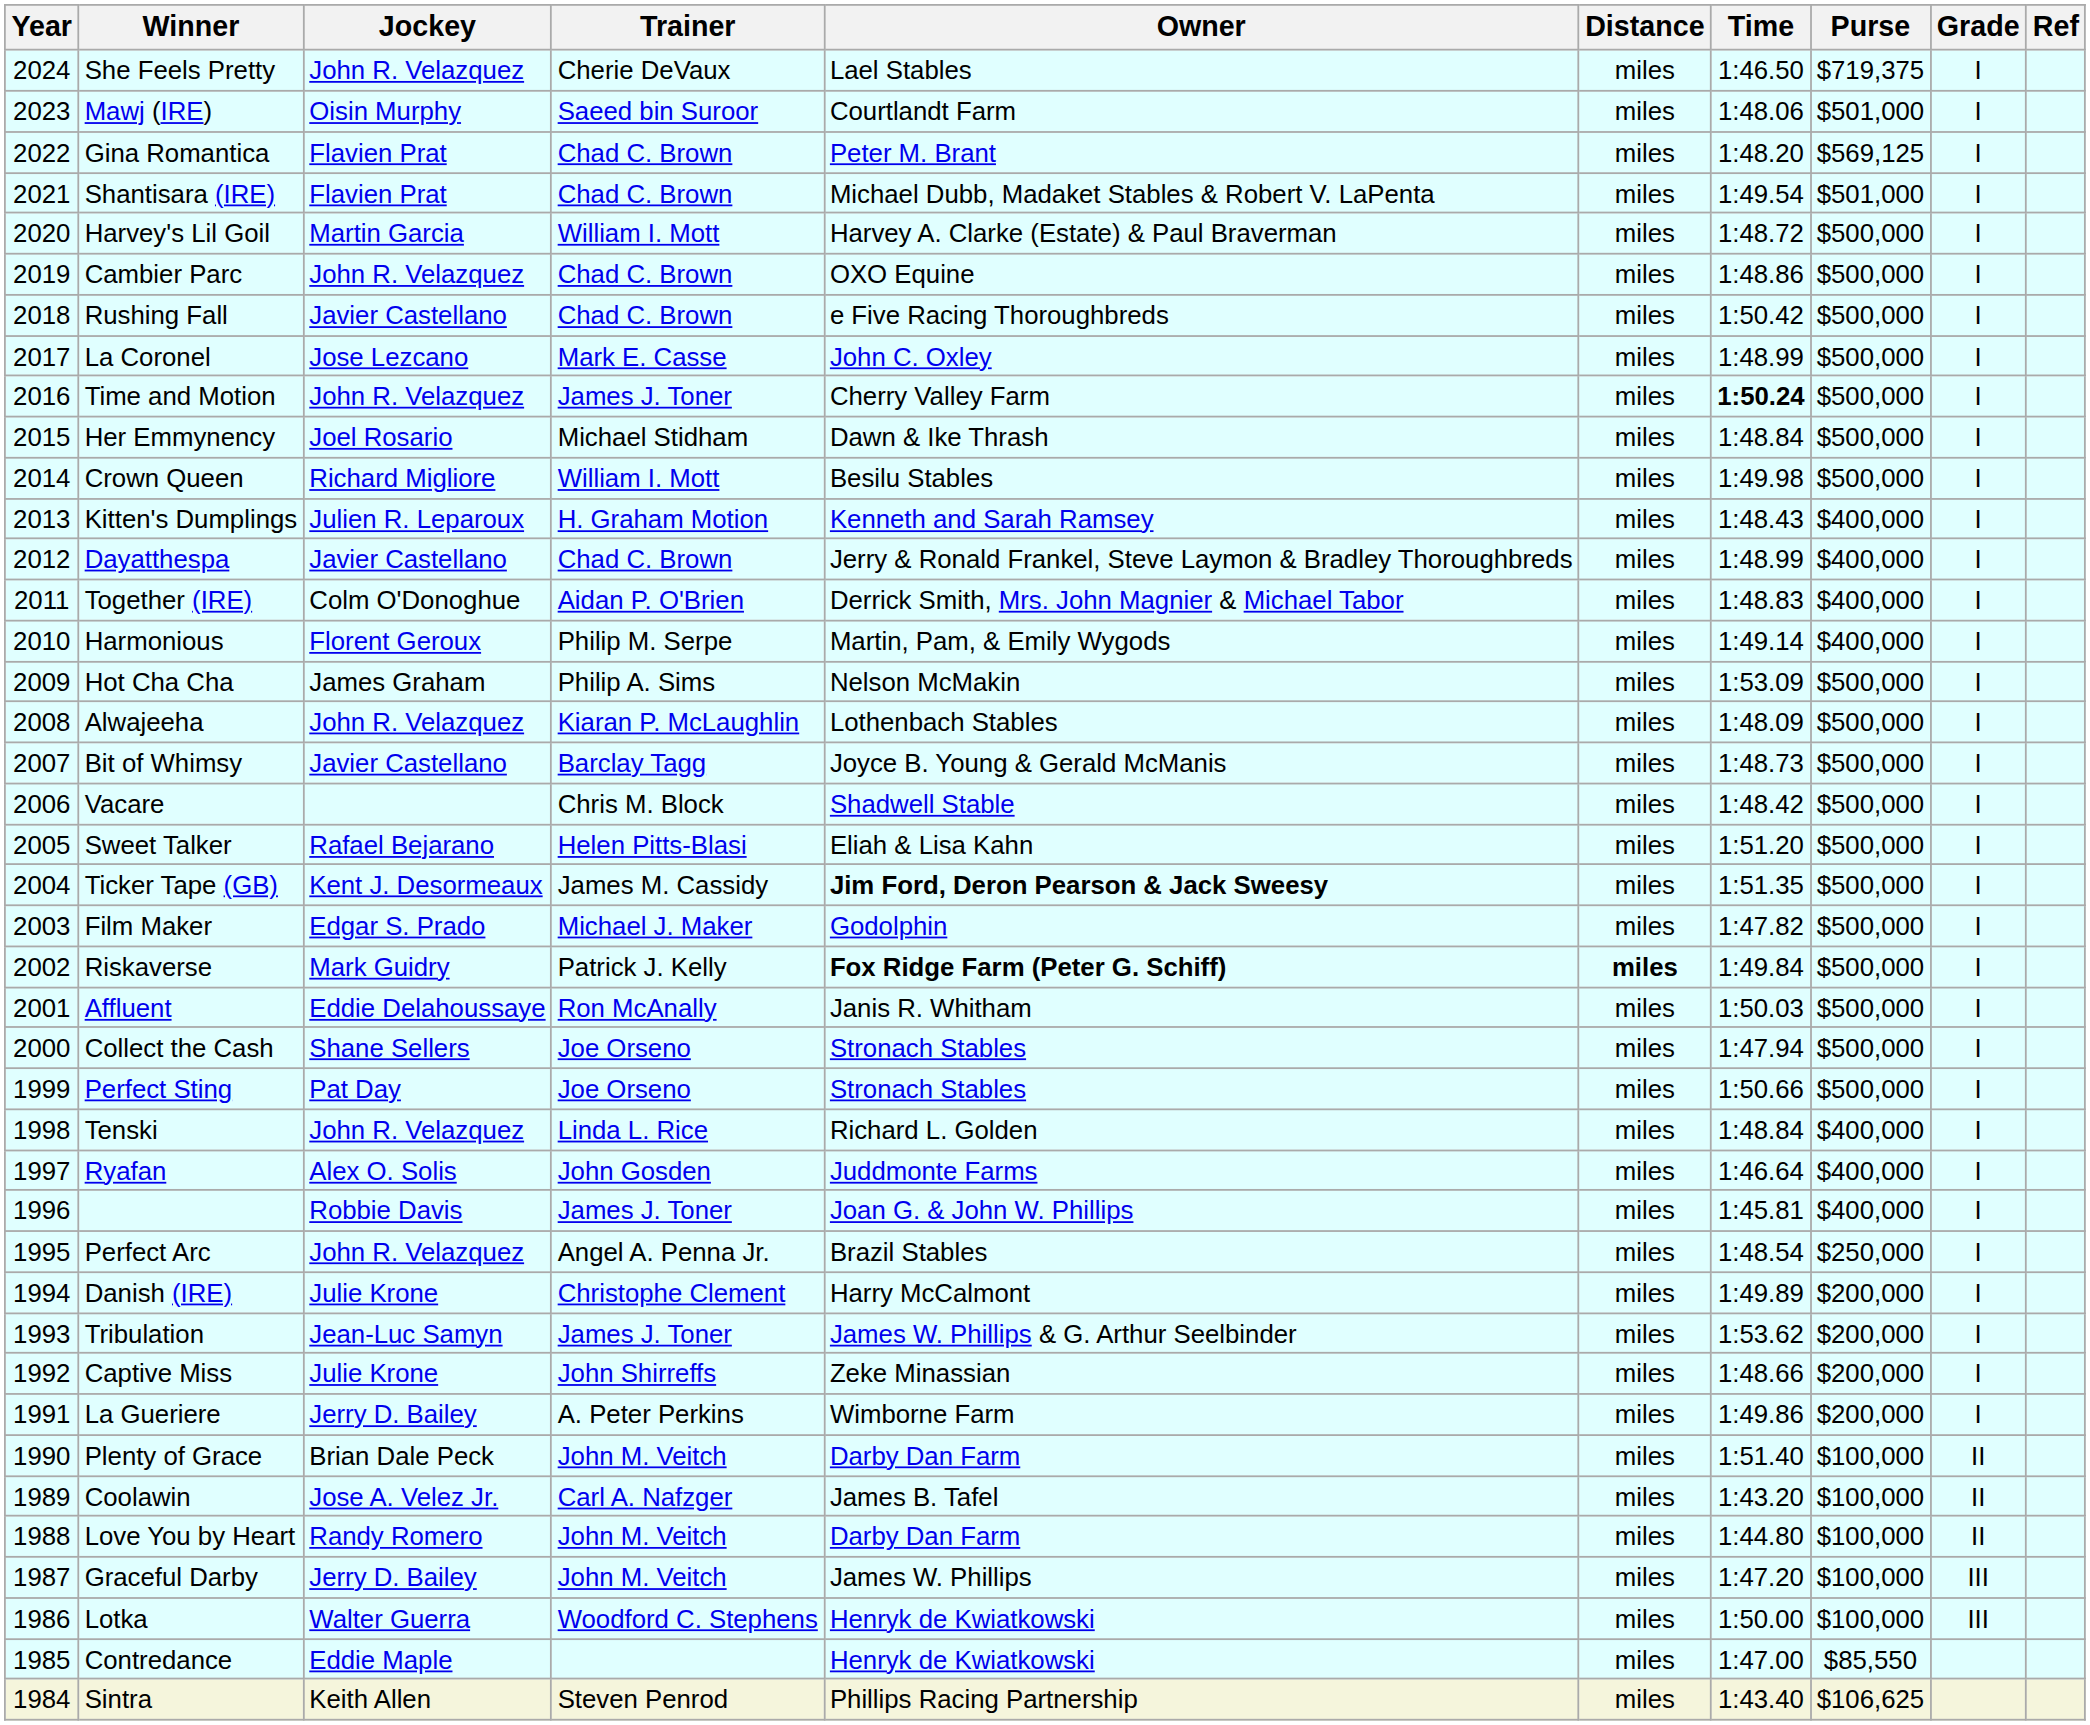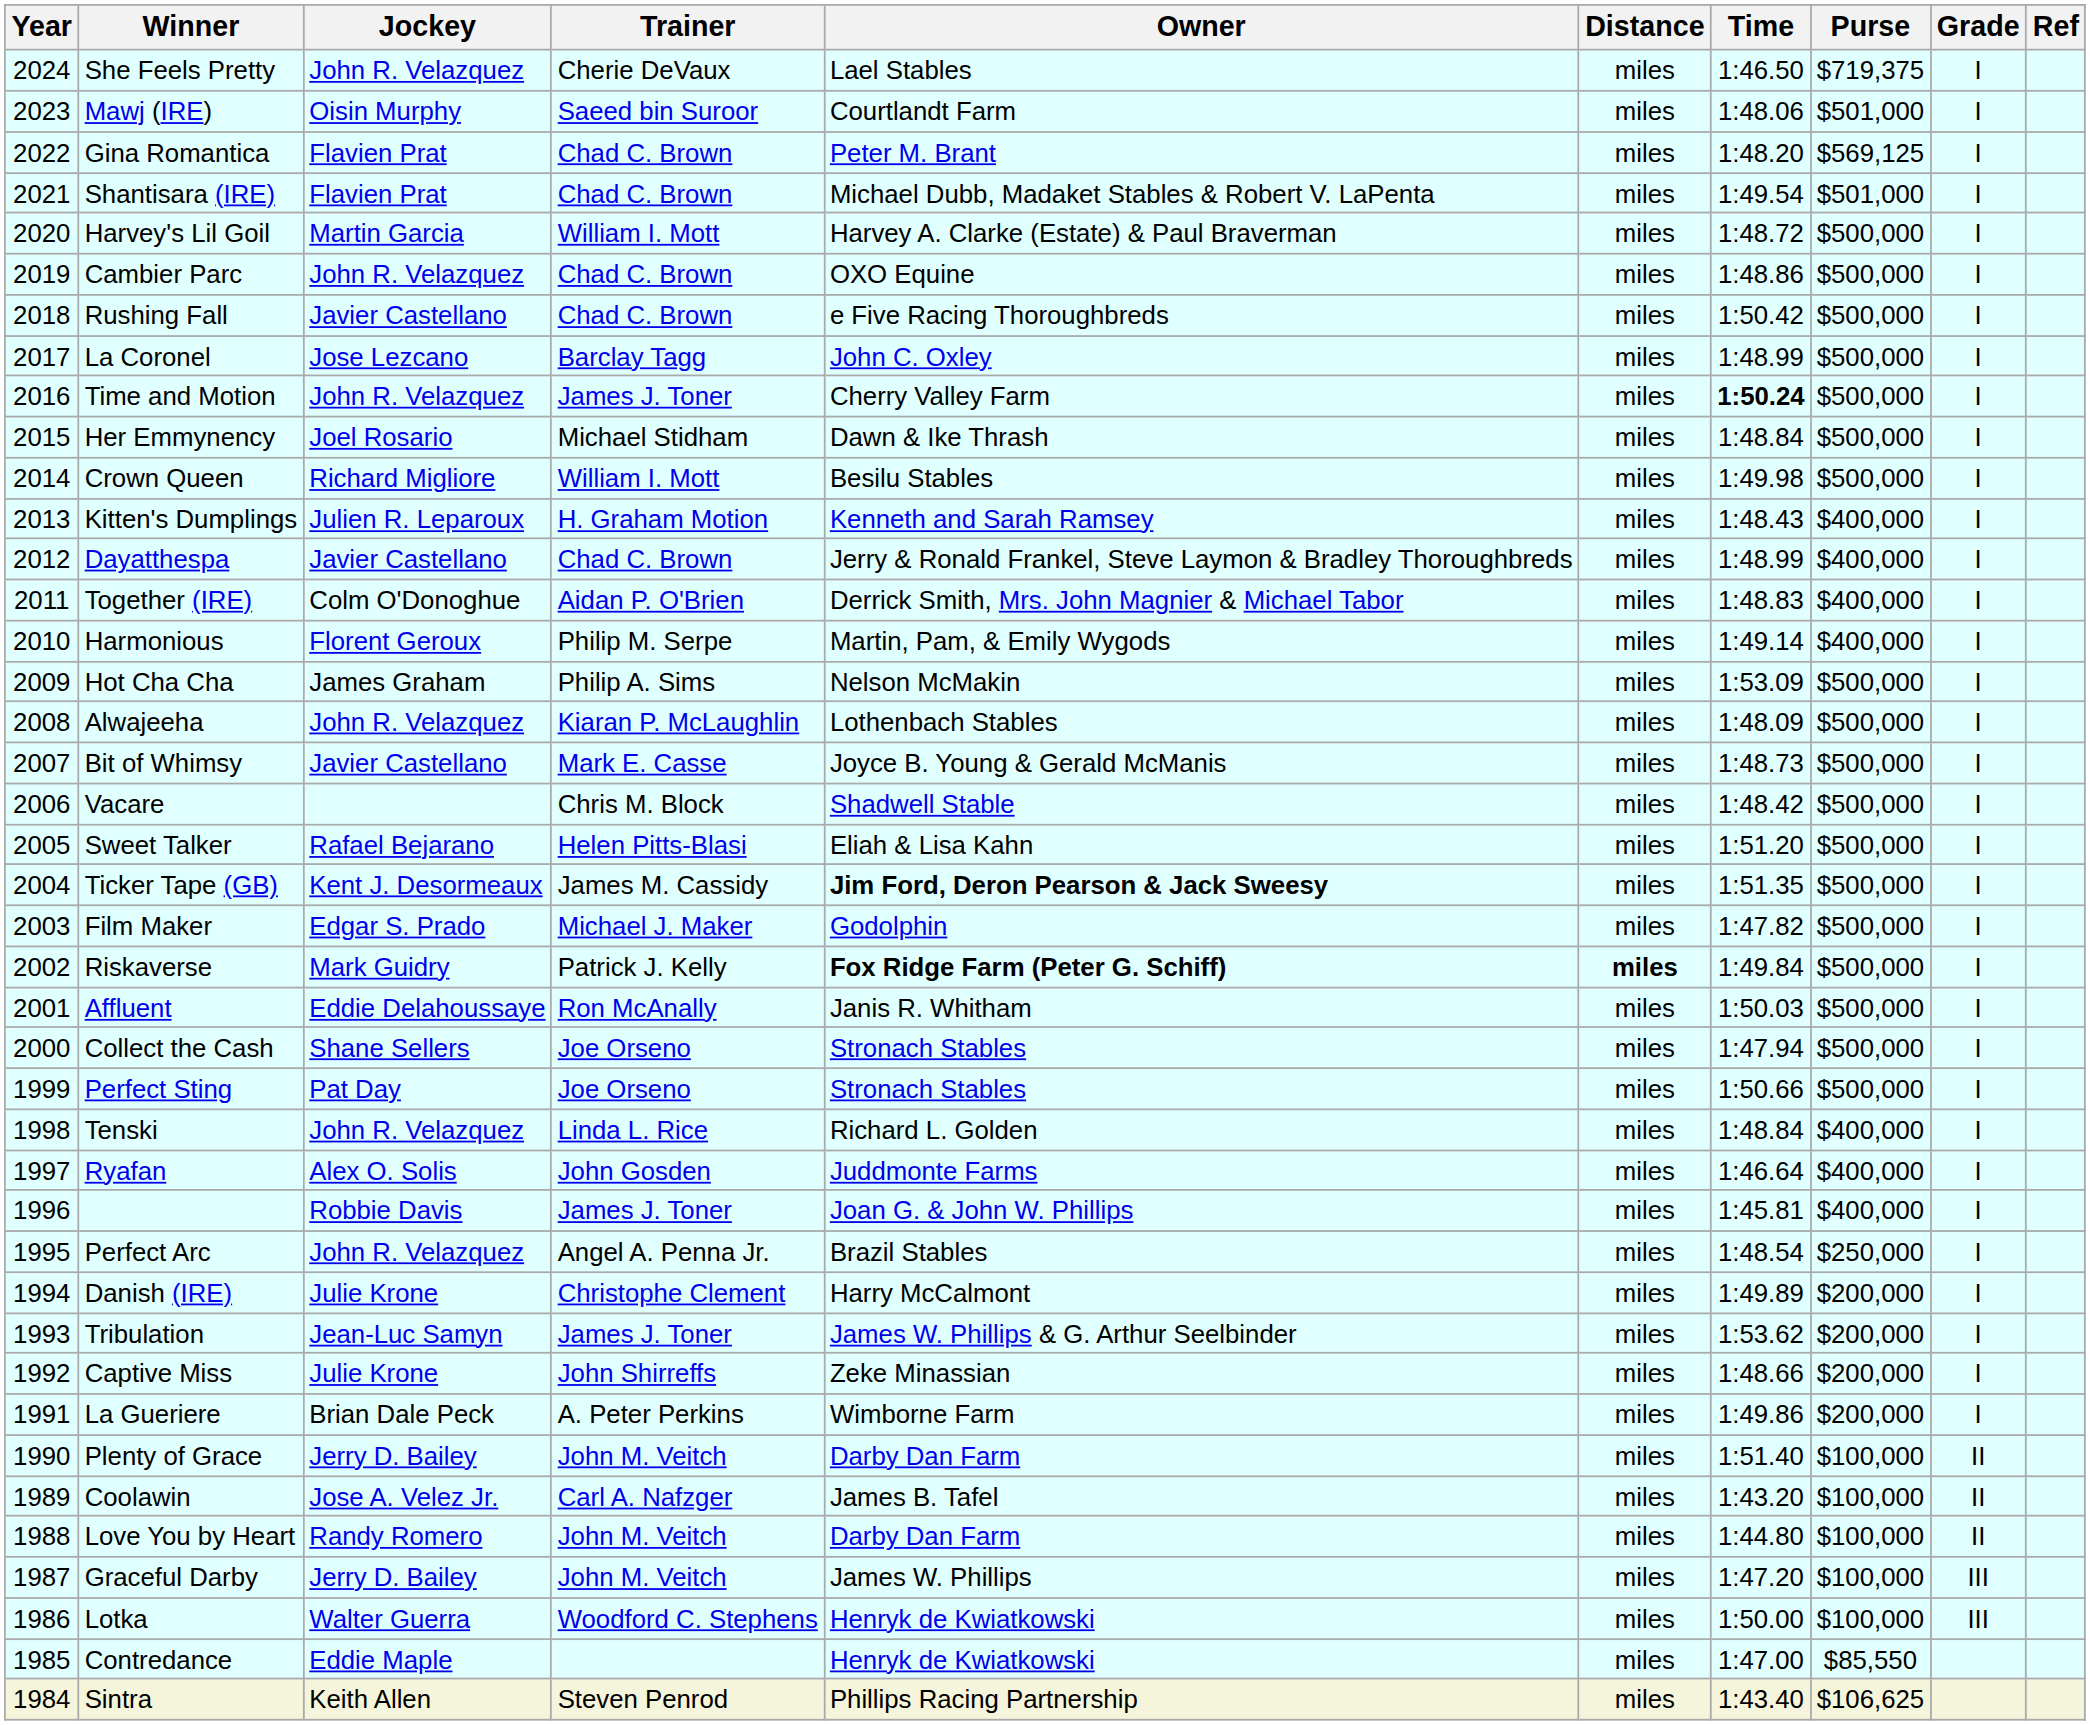(642, 356) Mark E. Casse -> (632, 356) Barclay Tagg
(632, 763) Barclay Tagg -> (642, 763) Mark E. Casse
(393, 1415) Jerry D. Bailey -> (402, 1415) Brian Dale Peck
(402, 1455) Brian Dale Peck -> (393, 1455) Jerry D. Bailey
